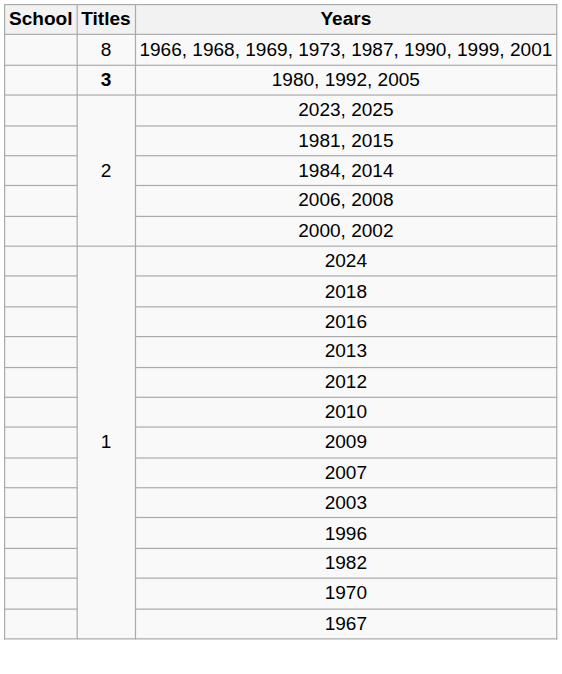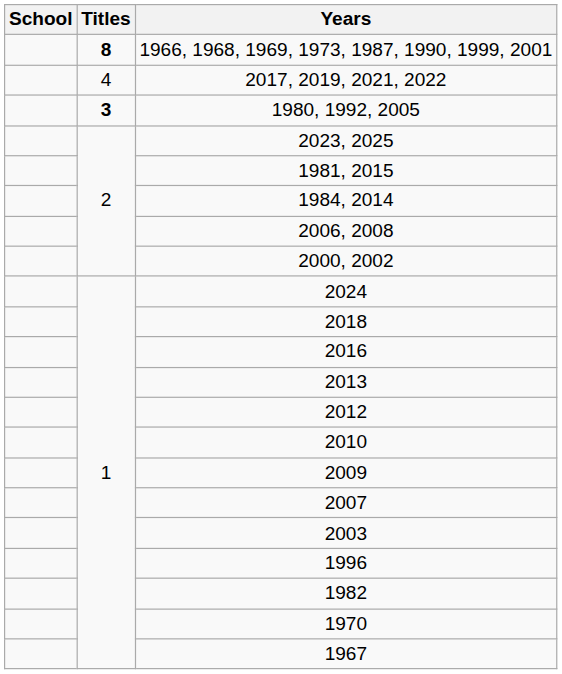(106, 49) normal -> (106, 49) bold
+ row: (346, 79)
